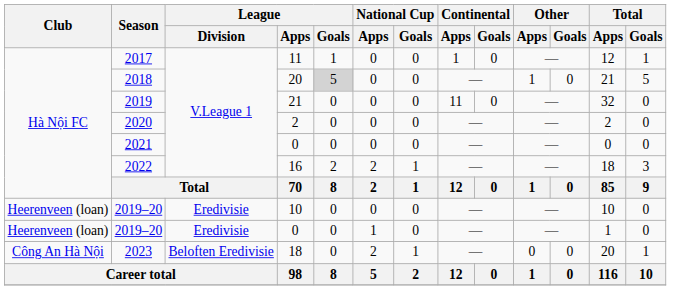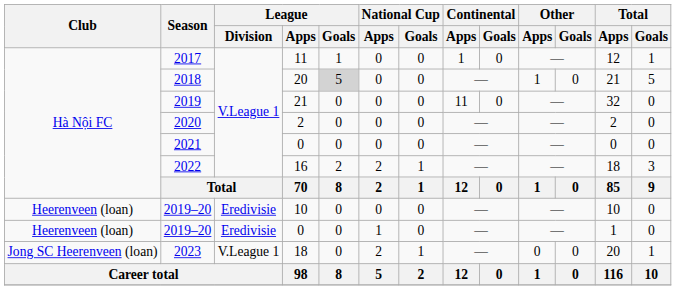(58, 252) Công An Hà Nội -> (83, 252) Jong SC Heerenveen (loan)
(221, 252) Beloften Eredivisie -> (248, 252) V.League 1
